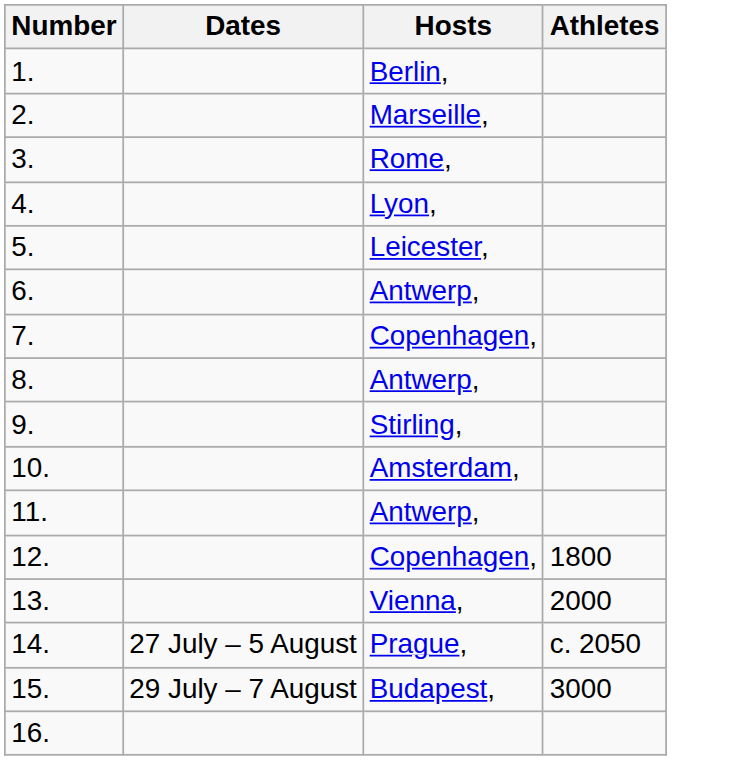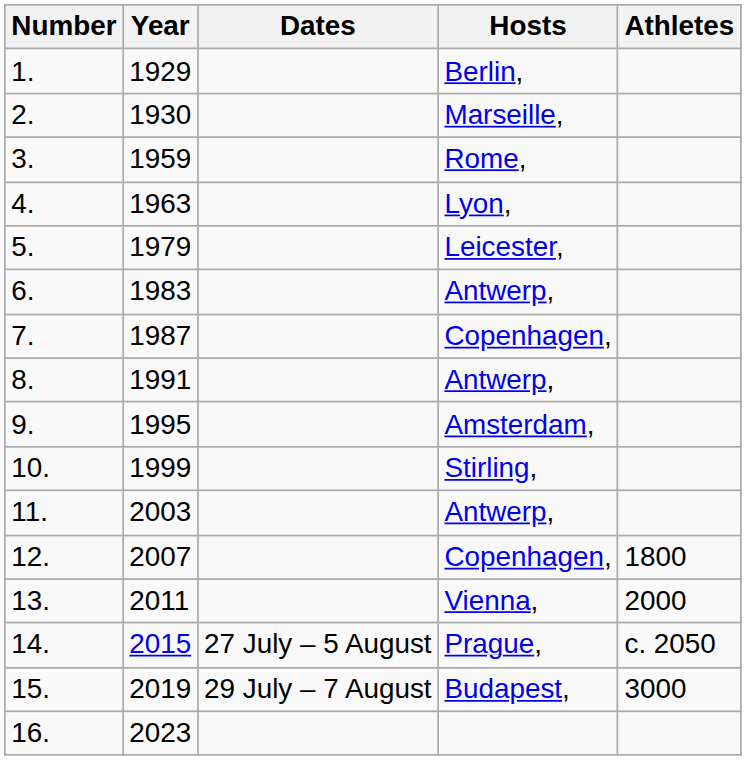+ column: (160, 26)
(416, 423) Stirling, -> (519, 423) Amsterdam,
(445, 468) Amsterdam, -> (491, 468) Stirling,
